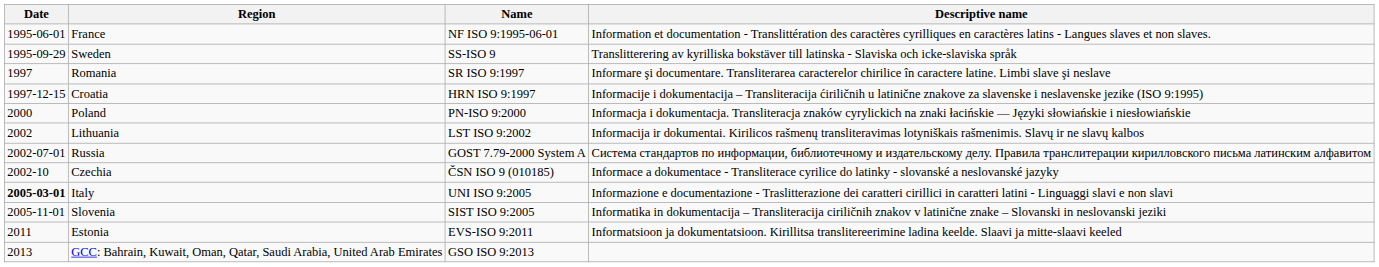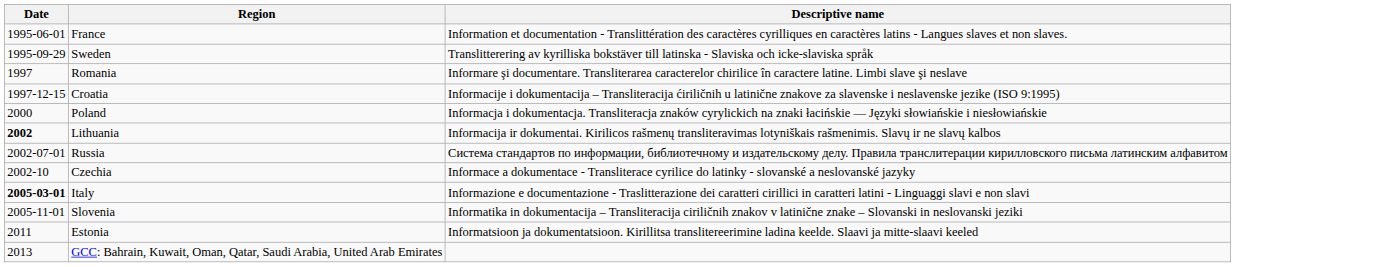- column: (517, 14)
(20, 133) normal -> (20, 133) bold
